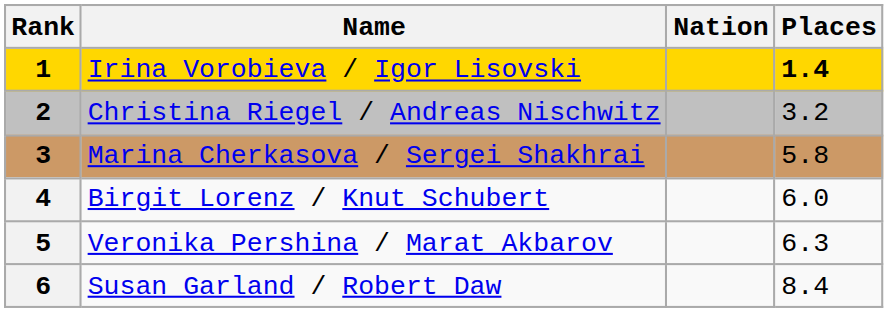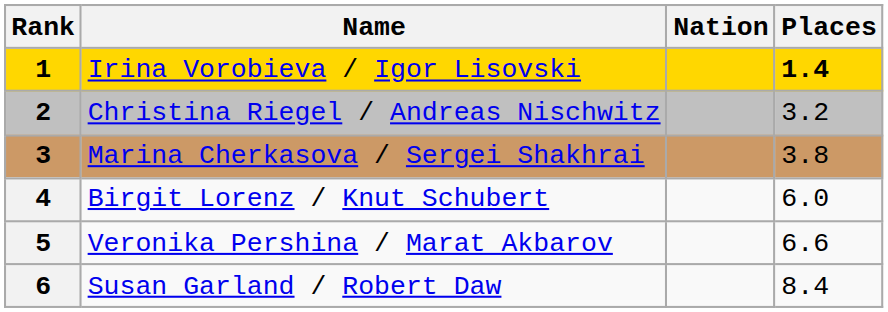(805, 156) 5.8 -> (805, 156) 3.8
(805, 243) 6.3 -> (805, 243) 6.6
